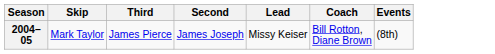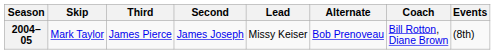+ column: (348, 12)
